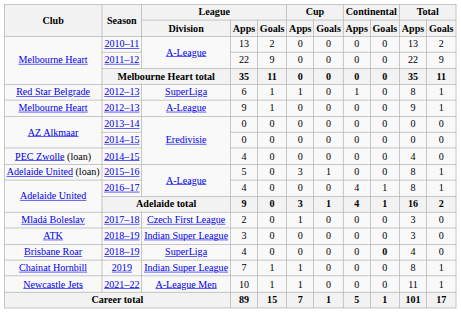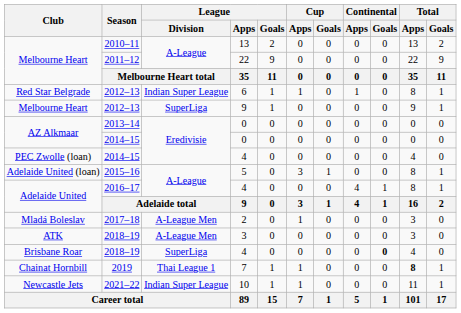(186, 92) SuperLiga -> (186, 92) Indian Super League
(186, 108) A-League -> (186, 108) SuperLiga
(186, 220) Czech First League -> (186, 220) A-League Men
(186, 236) Indian Super League -> (186, 236) A-League Men
(186, 268) Indian Super League -> (186, 268) Thai League 1
(413, 268) normal -> (413, 268) bold
(186, 284) A-League Men -> (186, 284) Indian Super League
